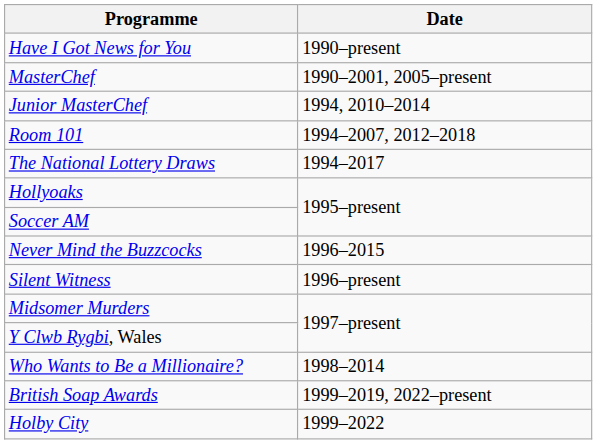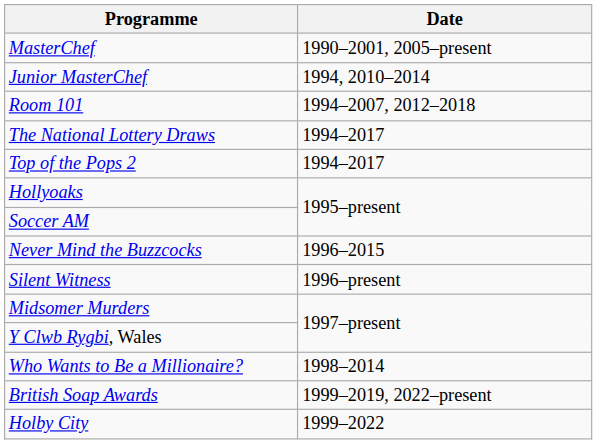- row: (100, 47)
+ row: (72, 163)
